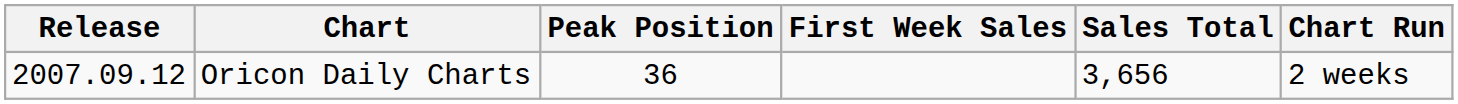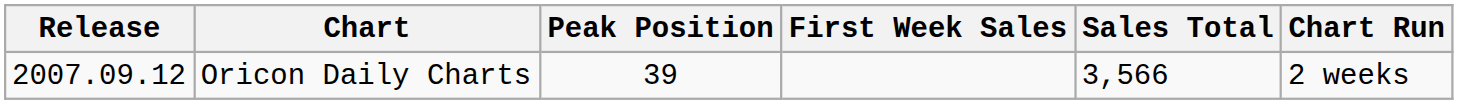(661, 76) 36 -> (661, 76) 39
(1125, 76) 3,656 -> (1125, 76) 3,566
